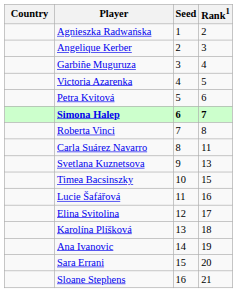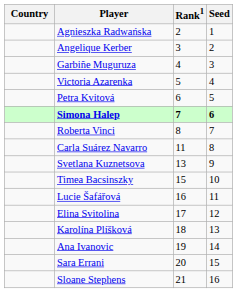columns swapped: (215, 14) <-> (186, 14)
